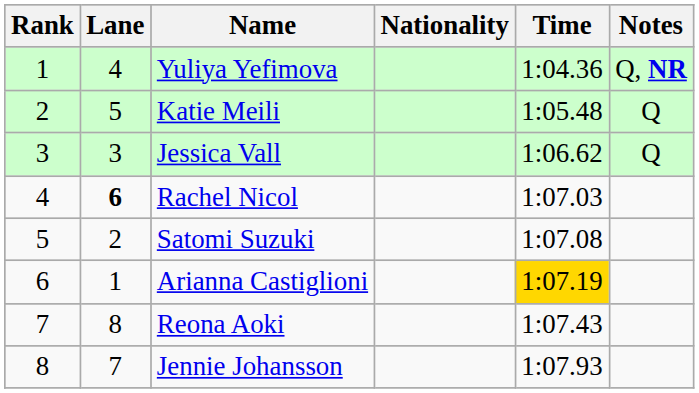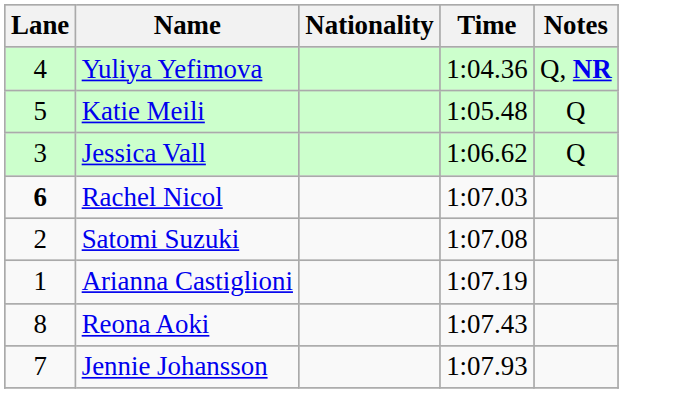- column: (42, 25)
(562, 281) gold background -> (487, 281) no background
